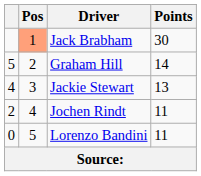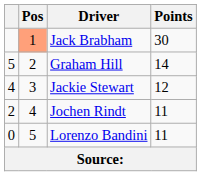(161, 88) 13 -> (161, 88) 12
